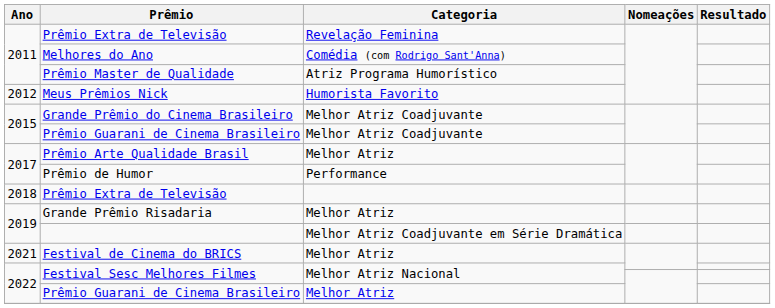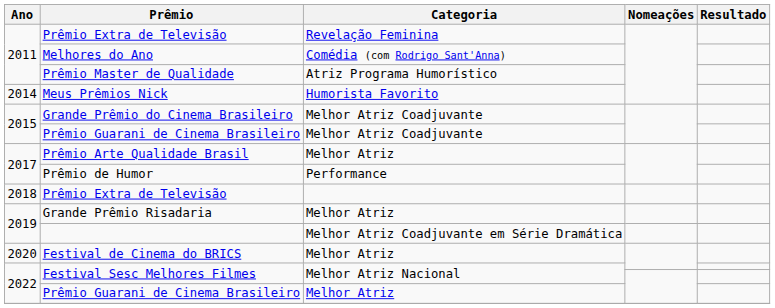(22, 94) 2012 -> (22, 94) 2014
(22, 253) 2021 -> (22, 253) 2020
